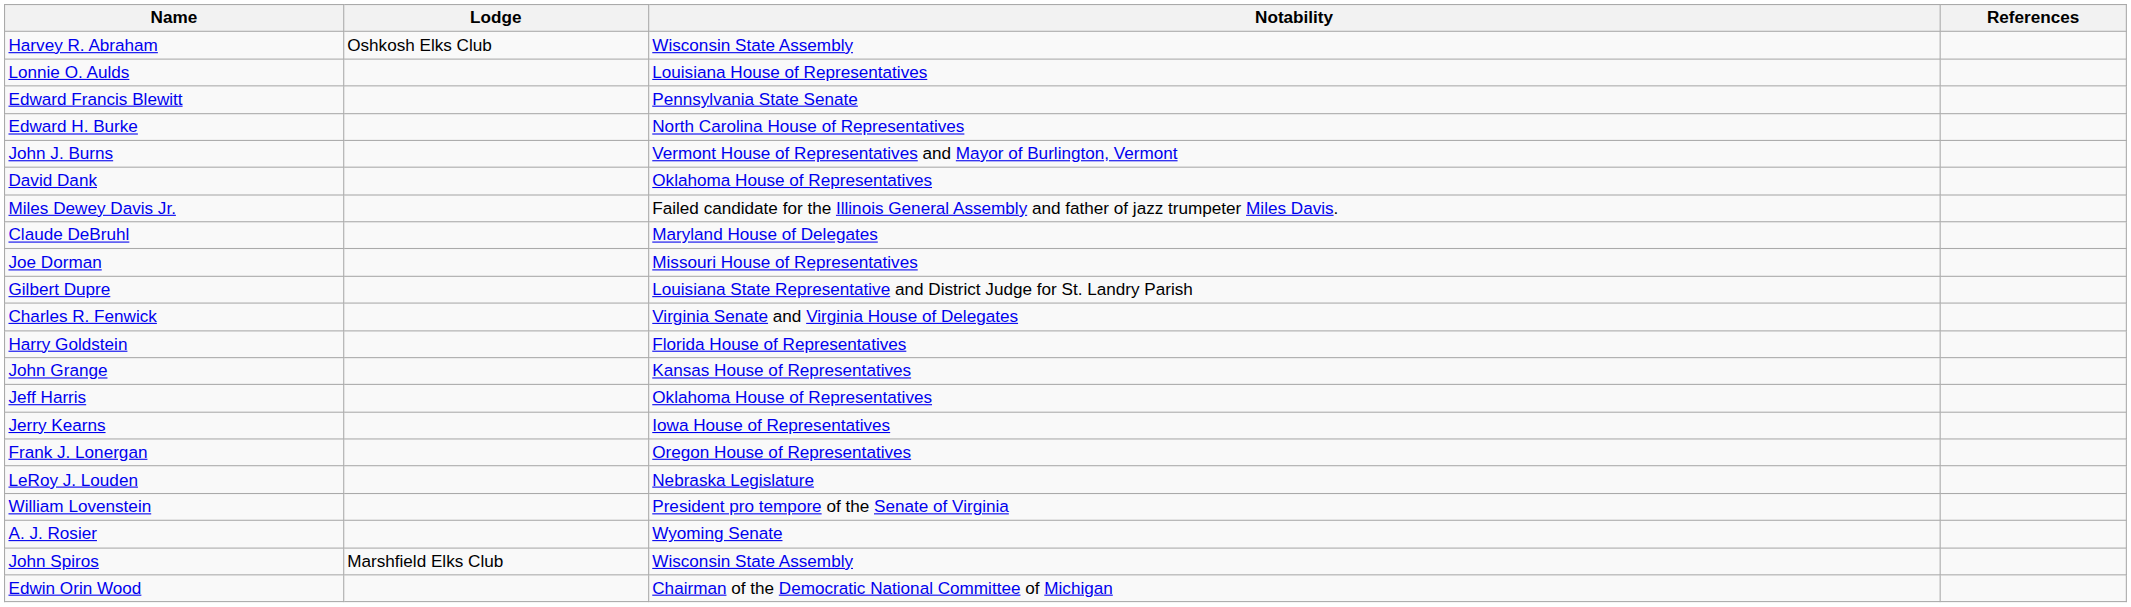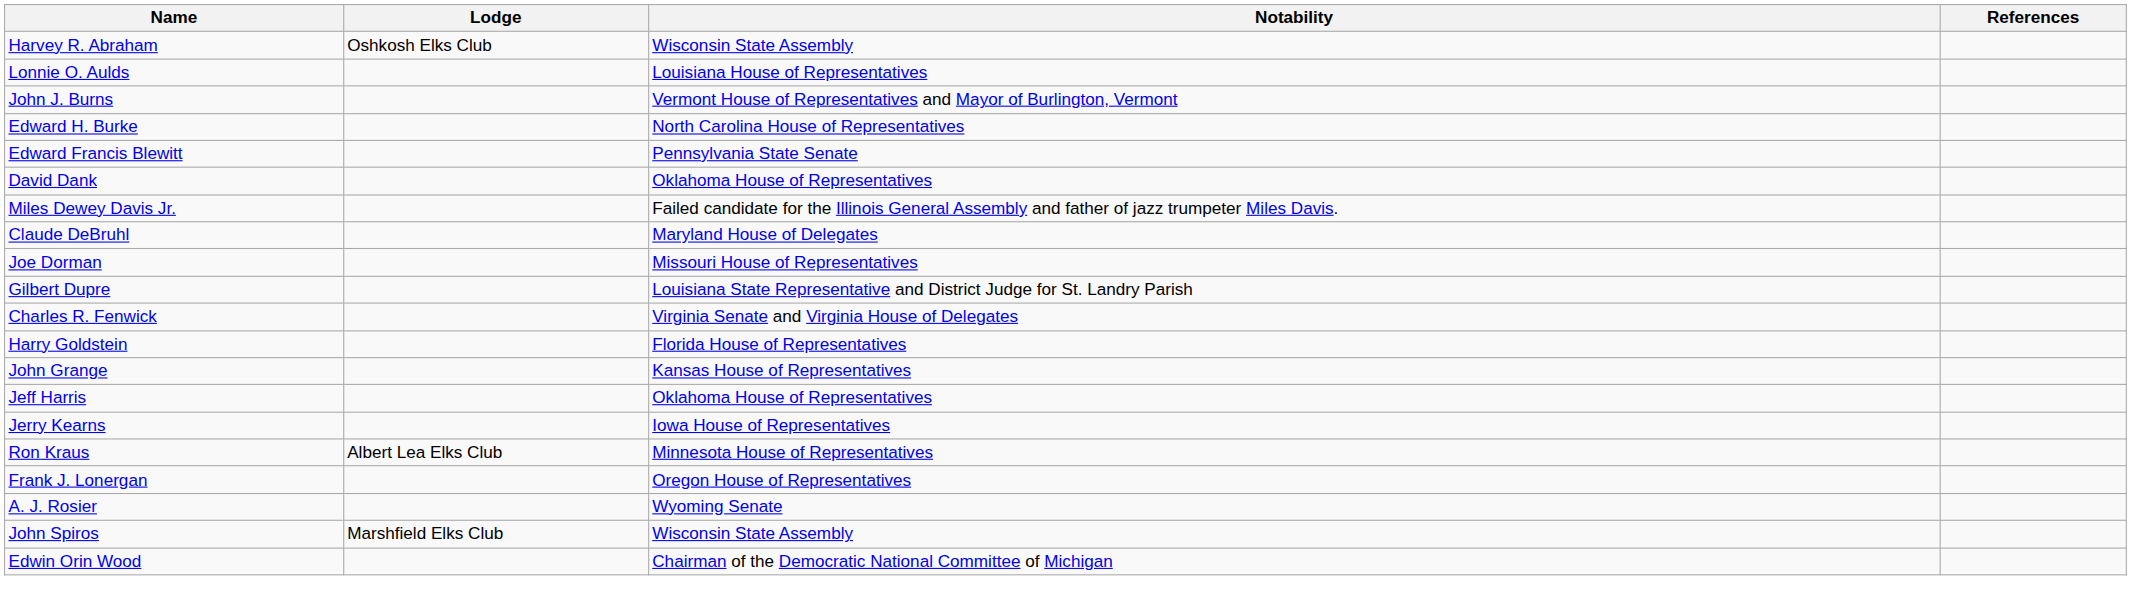rows swapped: (96, 99) <-> (61, 153)
+ row: (49, 452)
- row: (73, 479)
- row: (80, 506)
